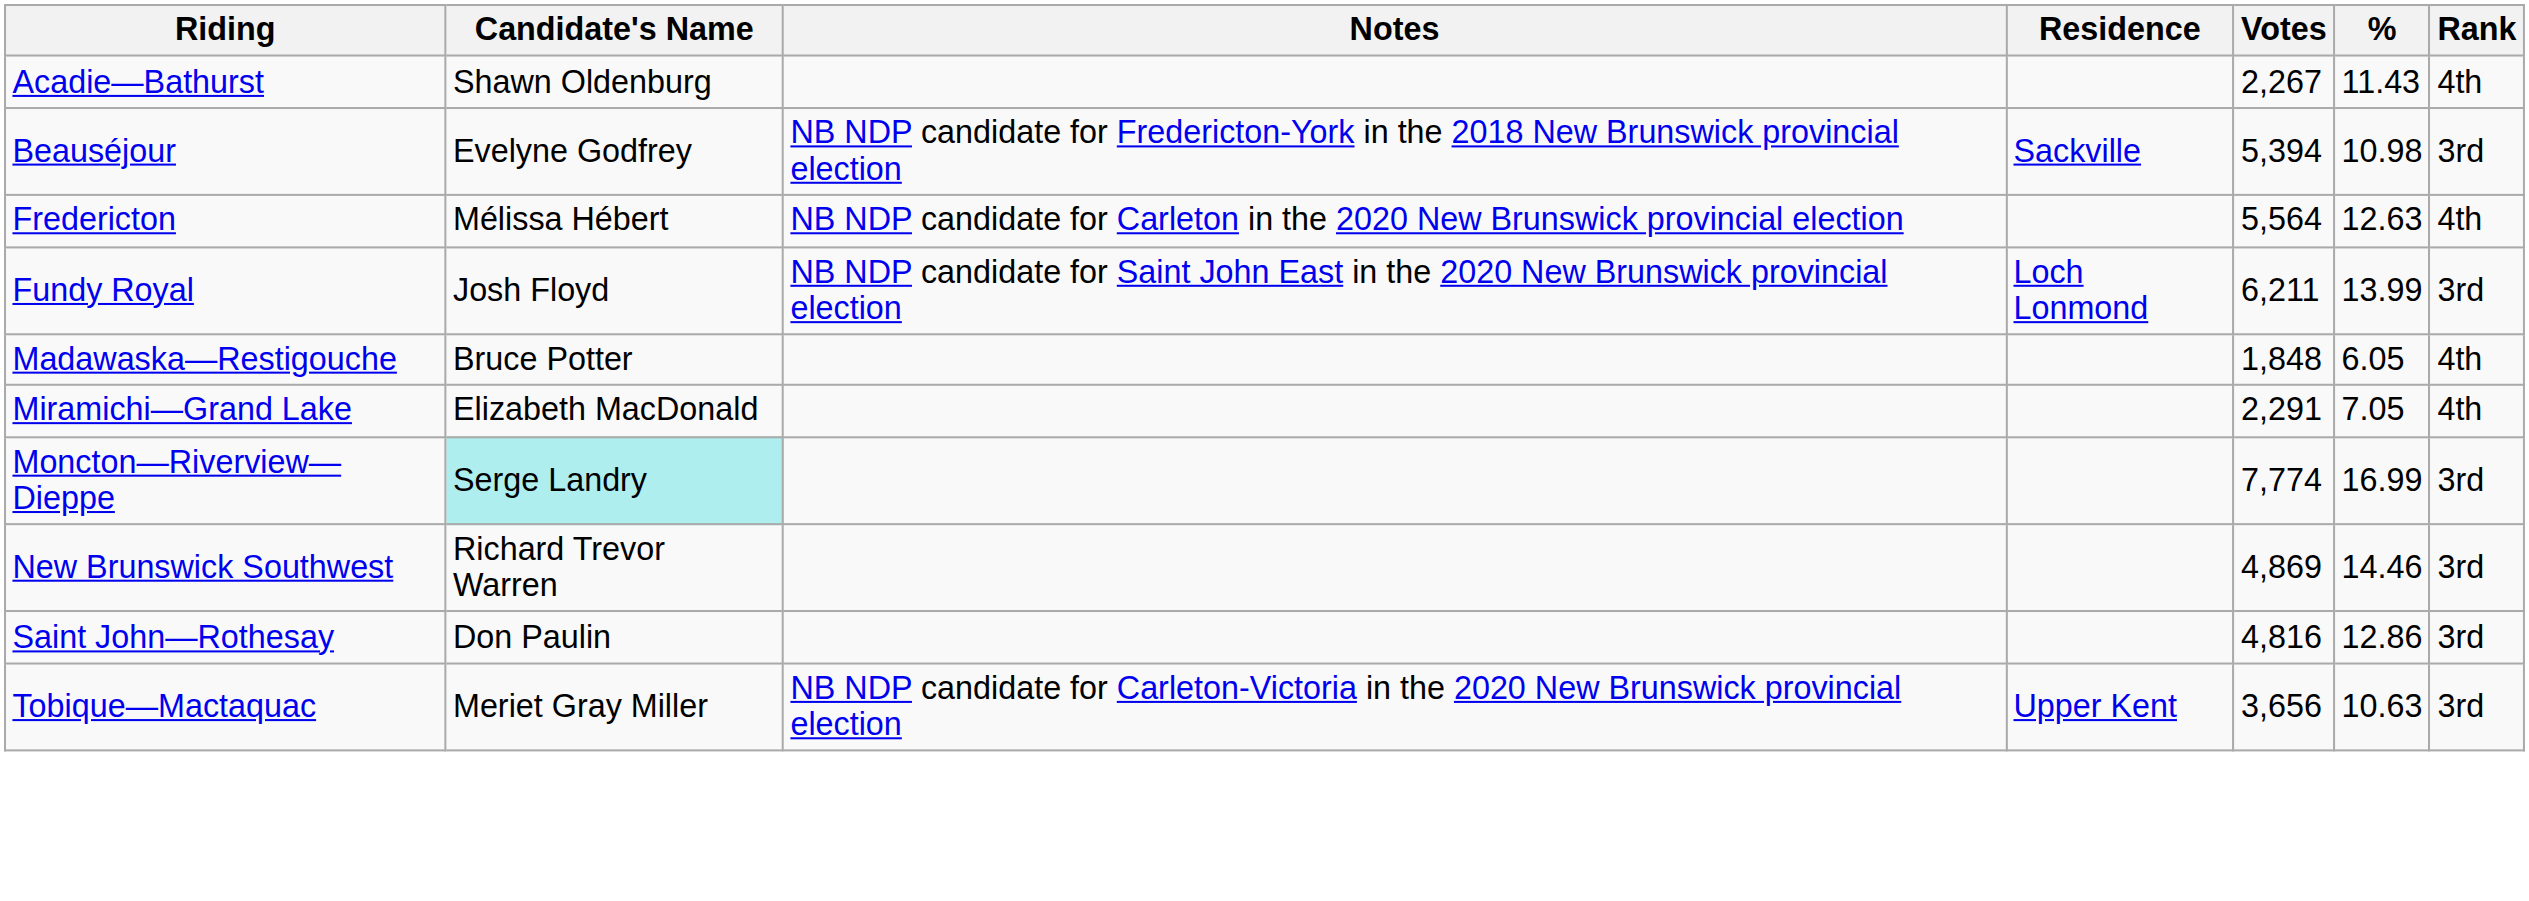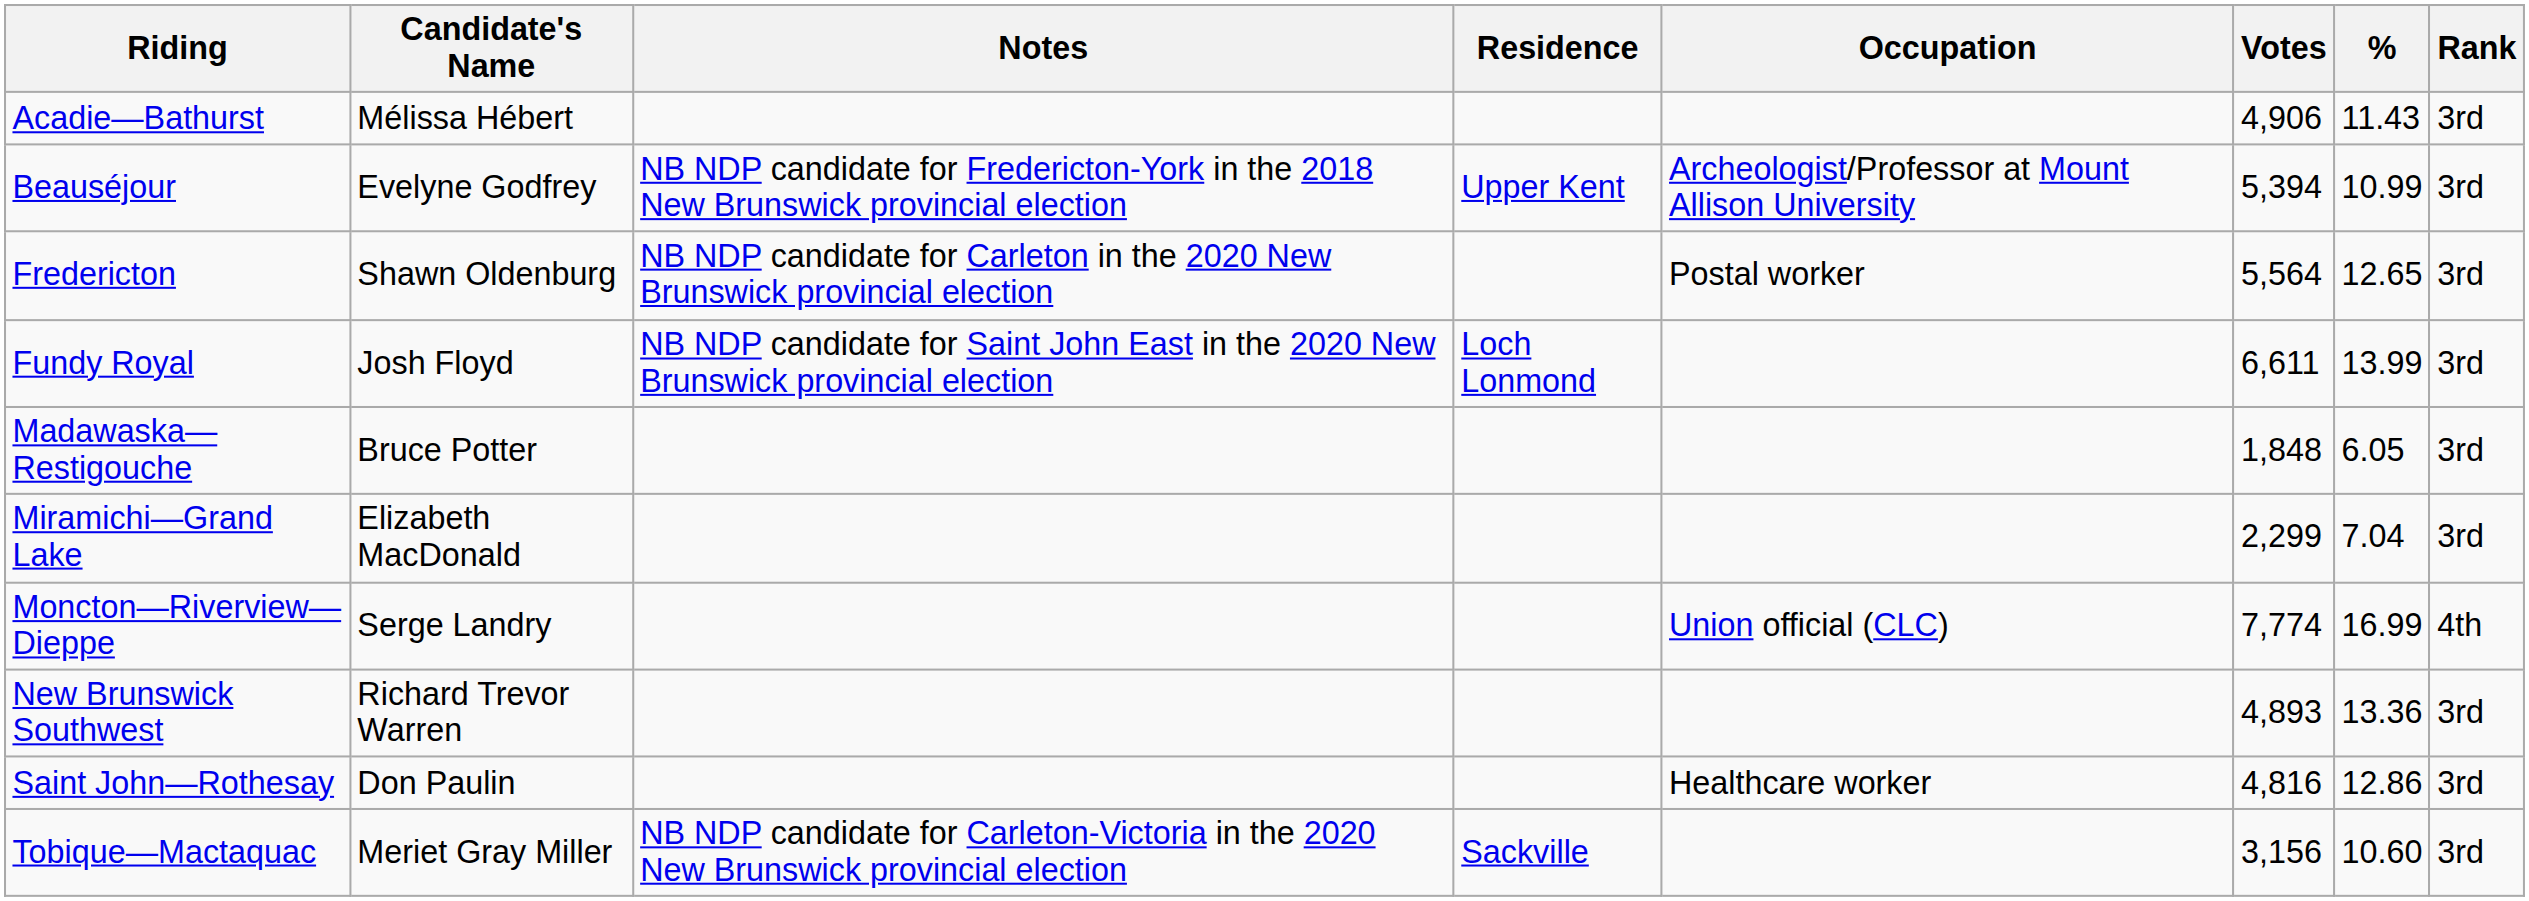+ column: (1948, 48)
(582, 81) Shawn Oldenburg -> (465, 117) Mélissa Hébert
(2282, 81) 2,267 -> (2282, 117) 4,906
(2460, 81) 4th -> (2461, 117) 3rd
(2077, 150) Sackville -> (1543, 187) Upper Kent
(2382, 150) 10.98 -> (2382, 187) 10.99
(561, 220) Mélissa Hébert -> (487, 274) Shawn Oldenburg
(2382, 220) 12.63 -> (2382, 274) 12.65
(2460, 220) 4th -> (2461, 274) 3rd
(2280, 289) 6,211 -> (2280, 362) 6,611
(2460, 359) 4th -> (2461, 450) 3rd
(2282, 410) 2,291 -> (2282, 537) 2,299
(2373, 410) 7.05 -> (2373, 537) 7.04
(2460, 410) 4th -> (2461, 537) 3rd
(550, 479) paleturquoise background -> (454, 625) no background
(2461, 479) 3rd -> (2460, 625) 4th
(2282, 567) 4,869 -> (2282, 712) 4,893
(2382, 567) 14.46 -> (2382, 712) 13.36
(2095, 706) Upper Kent -> (1525, 851) Sackville
(2282, 706) 3,656 -> (2282, 851) 3,156
(2382, 706) 10.63 -> (2382, 851) 10.60
